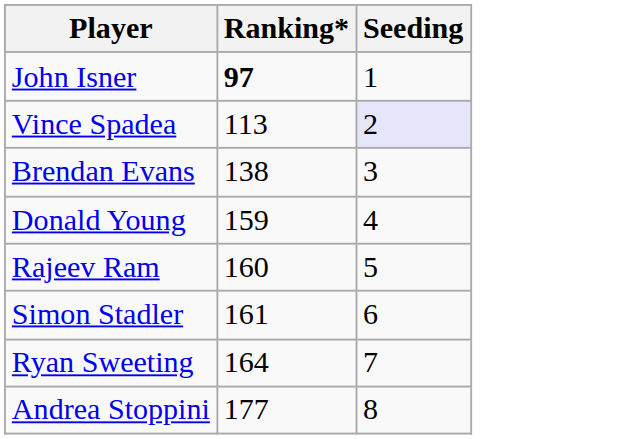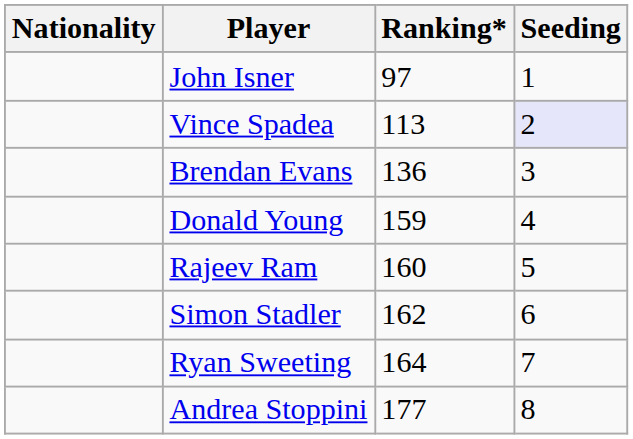+ column: (84, 28)
(239, 76) bold -> (396, 76) normal
(246, 171) 138 -> (404, 171) 136
(246, 314) 161 -> (404, 314) 162
